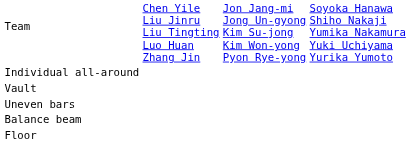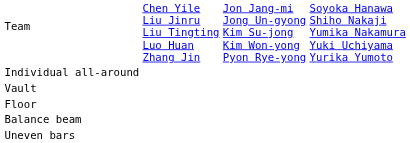rows swapped: (40, 104) <-> (21, 135)
